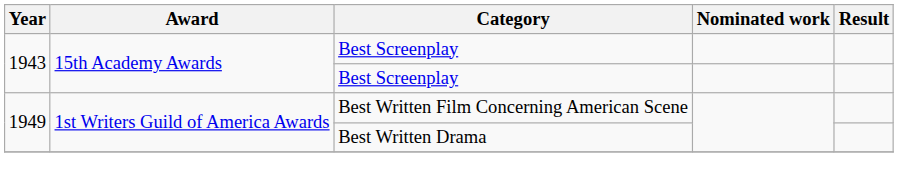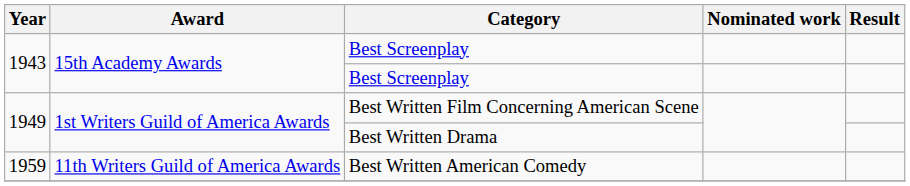+ row: (27, 166)
